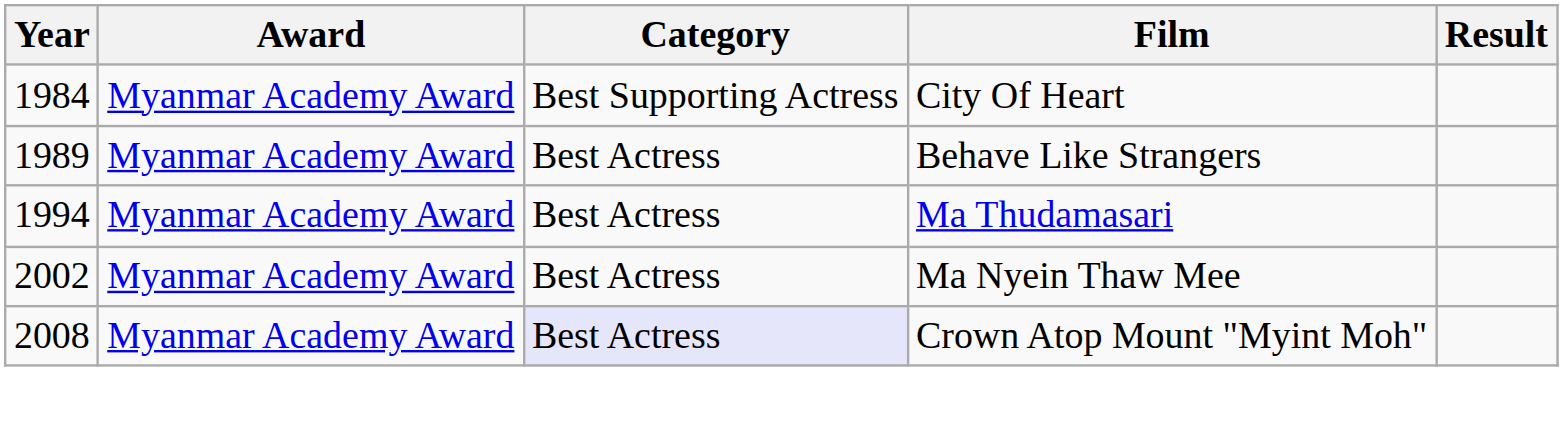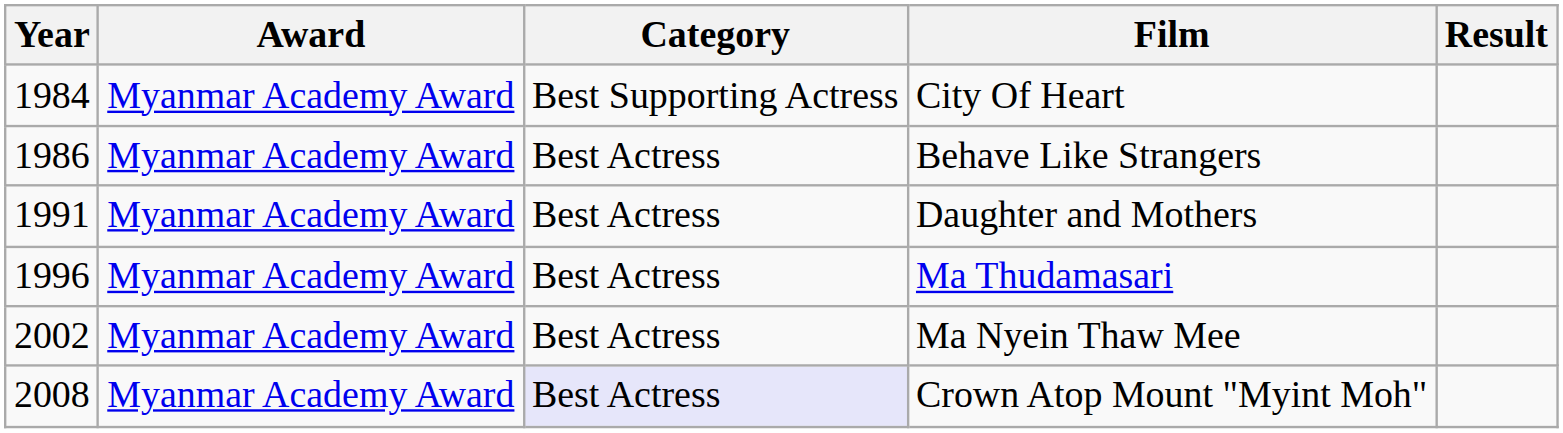(52, 154) 1989 -> (52, 154) 1986
+ row: (1087, 214)
(52, 214) 1994 -> (52, 275) 1996
